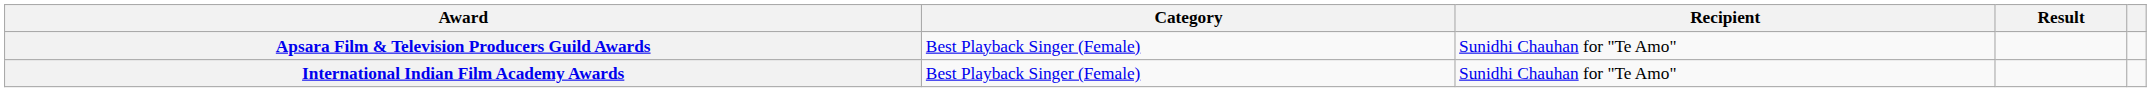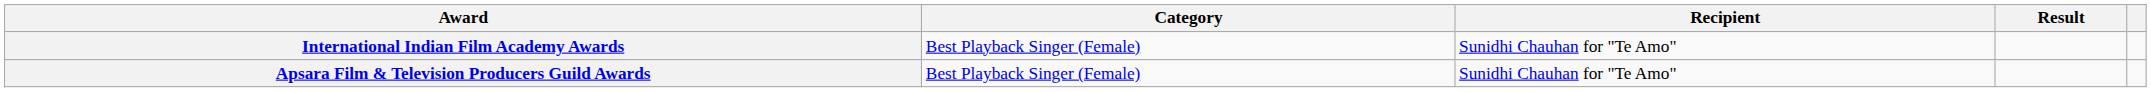rows swapped: (463, 45) <-> (463, 73)
